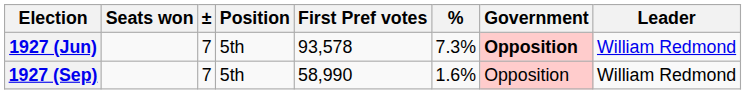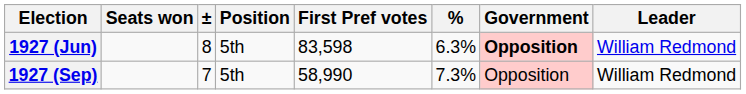(207, 46) 7 -> (207, 46) 8
(325, 46) 93,578 -> (325, 46) 83,598
(456, 46) 7.3% -> (456, 46) 6.3%
(456, 74) 1.6% -> (456, 74) 7.3%
